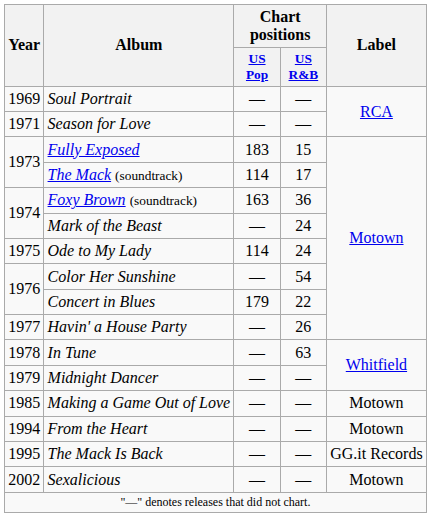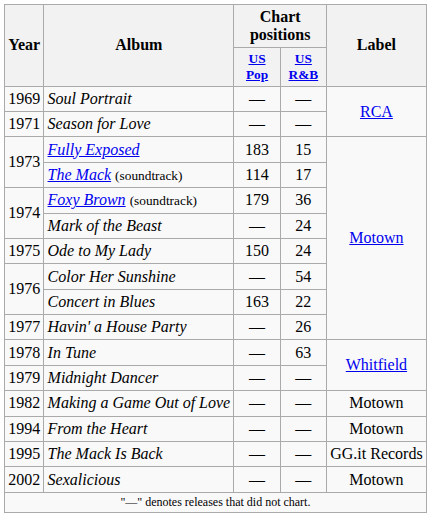(257, 200) 163 -> (257, 200) 179
(257, 251) 114 -> (257, 251) 150
(257, 301) 179 -> (257, 301) 163
(24, 403) 1985 -> (24, 403) 1982
